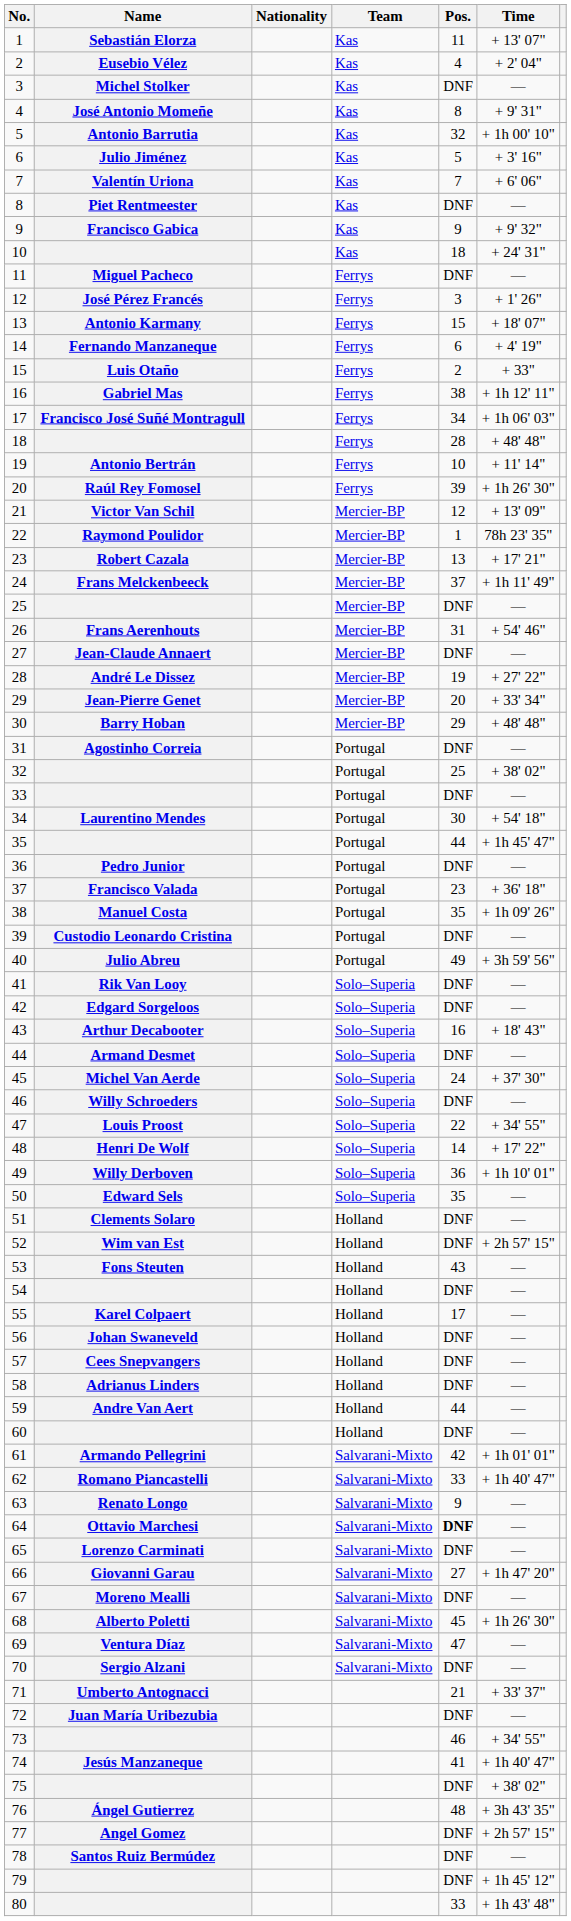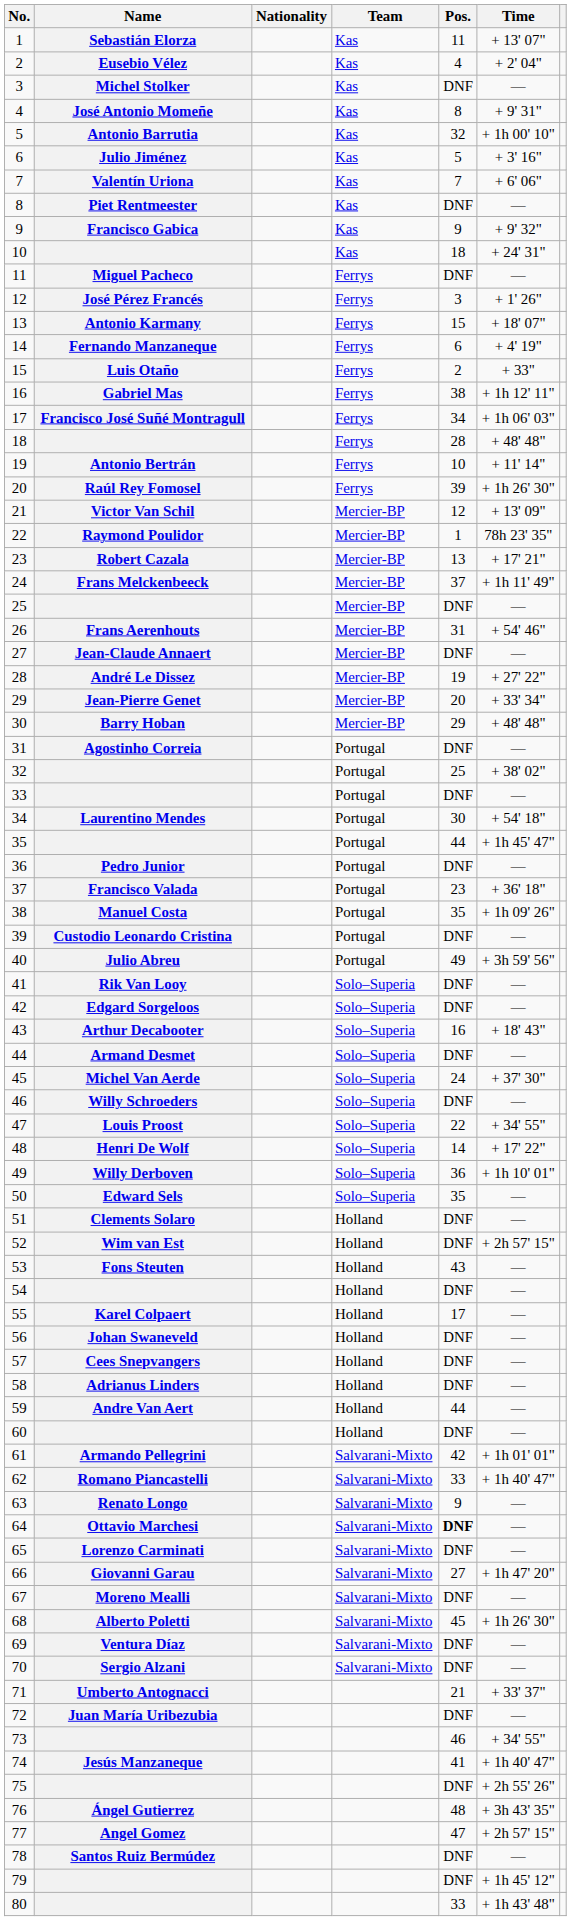(458, 1644) 47 -> (458, 1644) DNF
(518, 1786) + 38' 02" -> (518, 1786) + 2h 55' 26"
(458, 1833) DNF -> (458, 1833) 47
